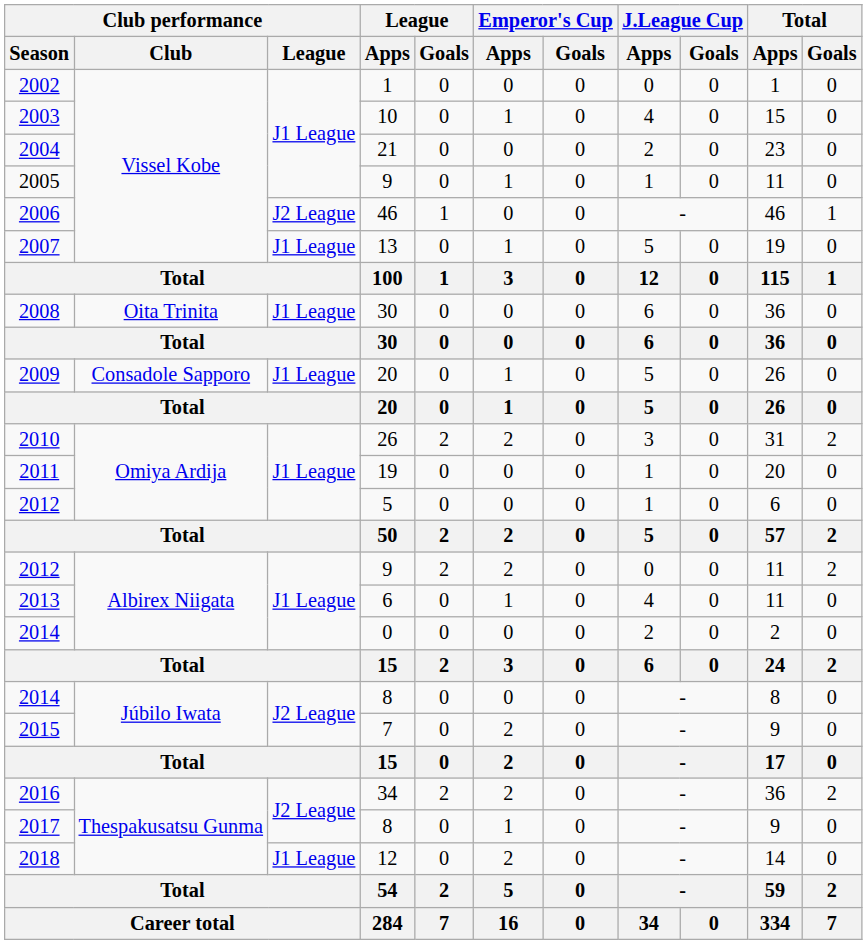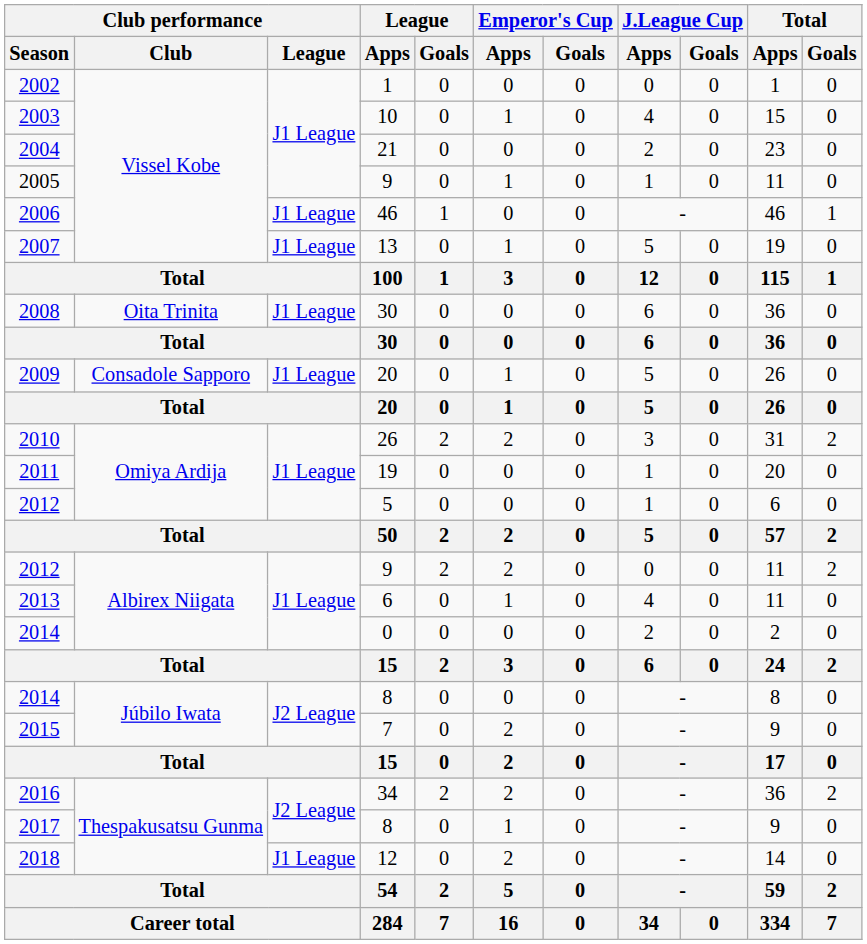(314, 213) J2 League -> (314, 213) J1 League
